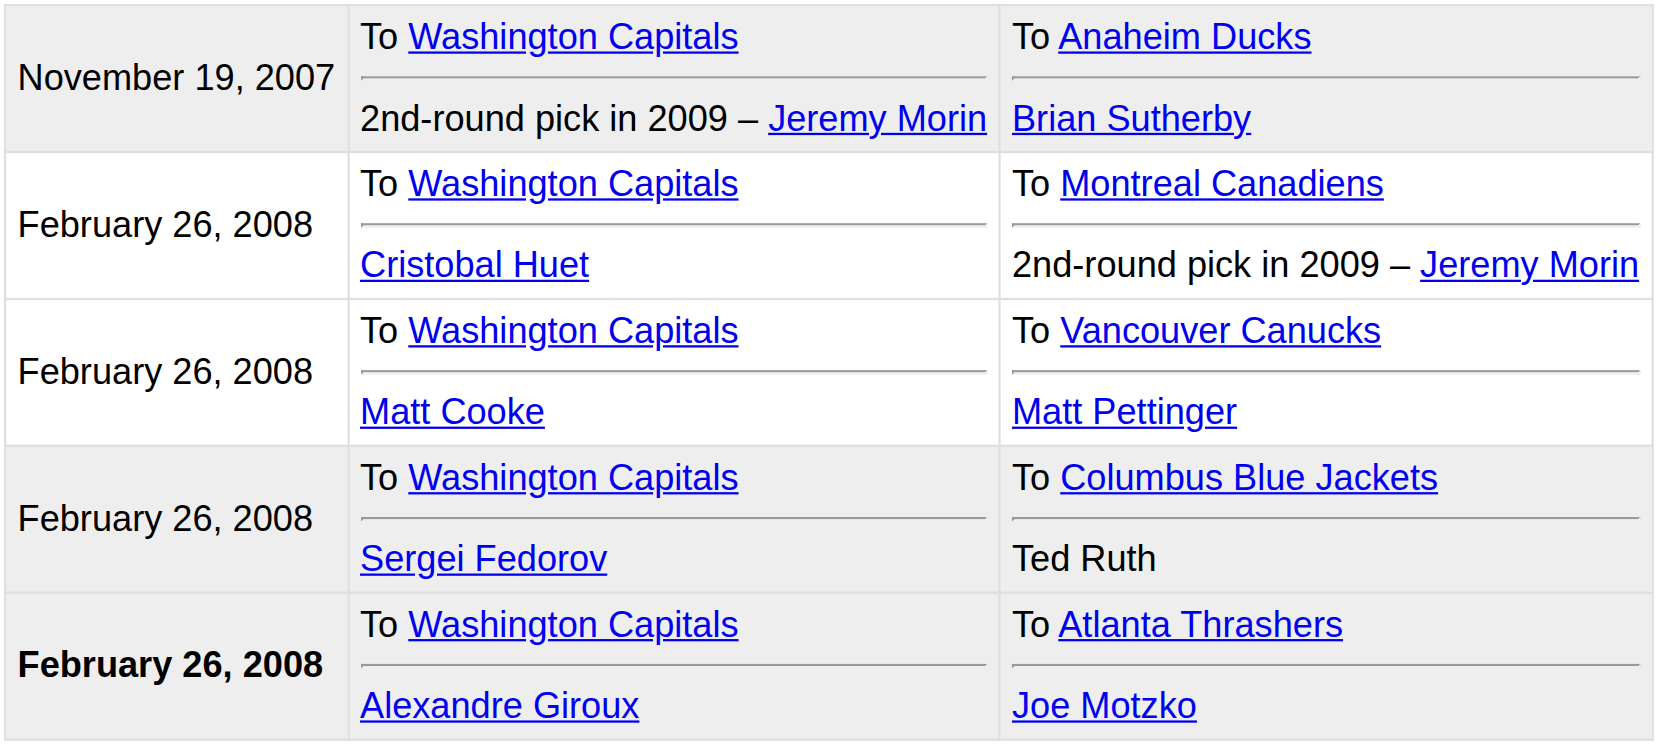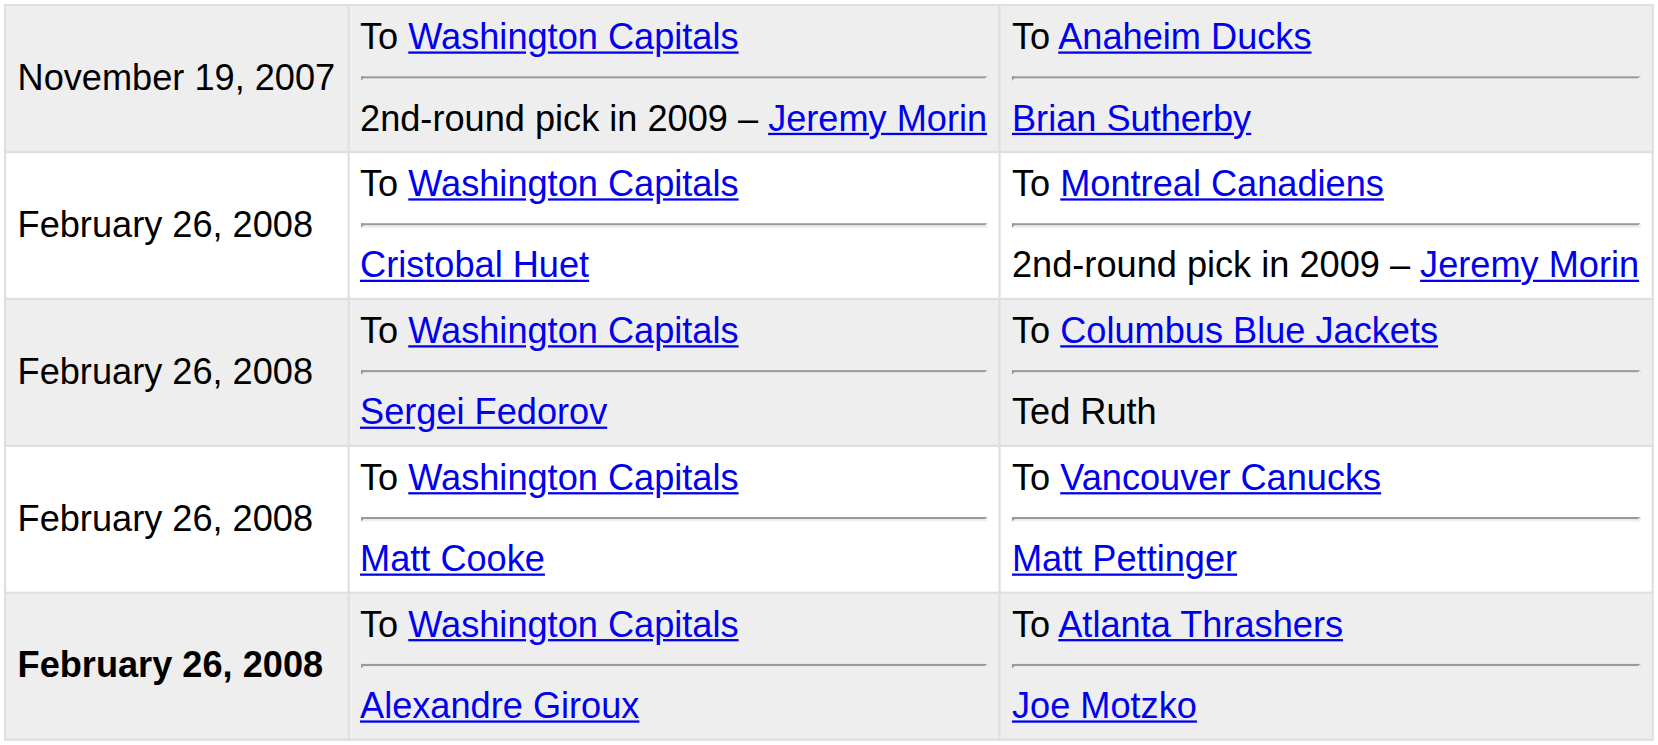rows swapped: (674, 518) <-> (674, 371)
